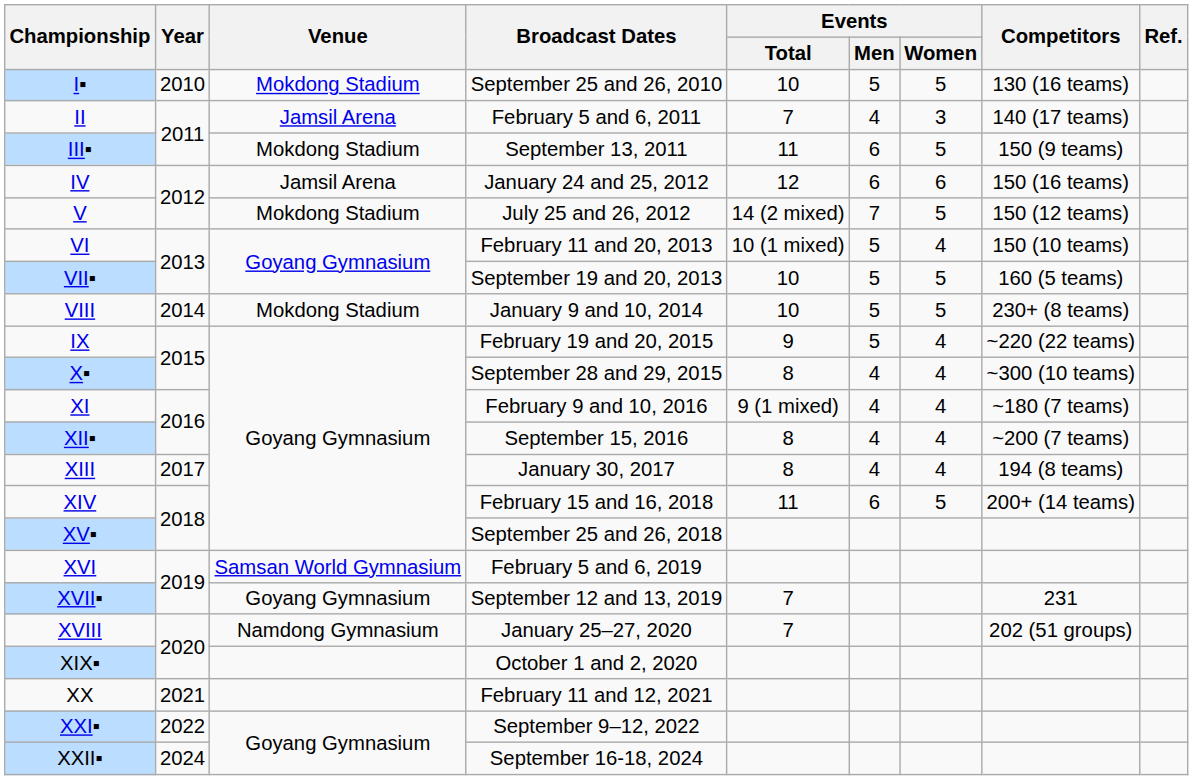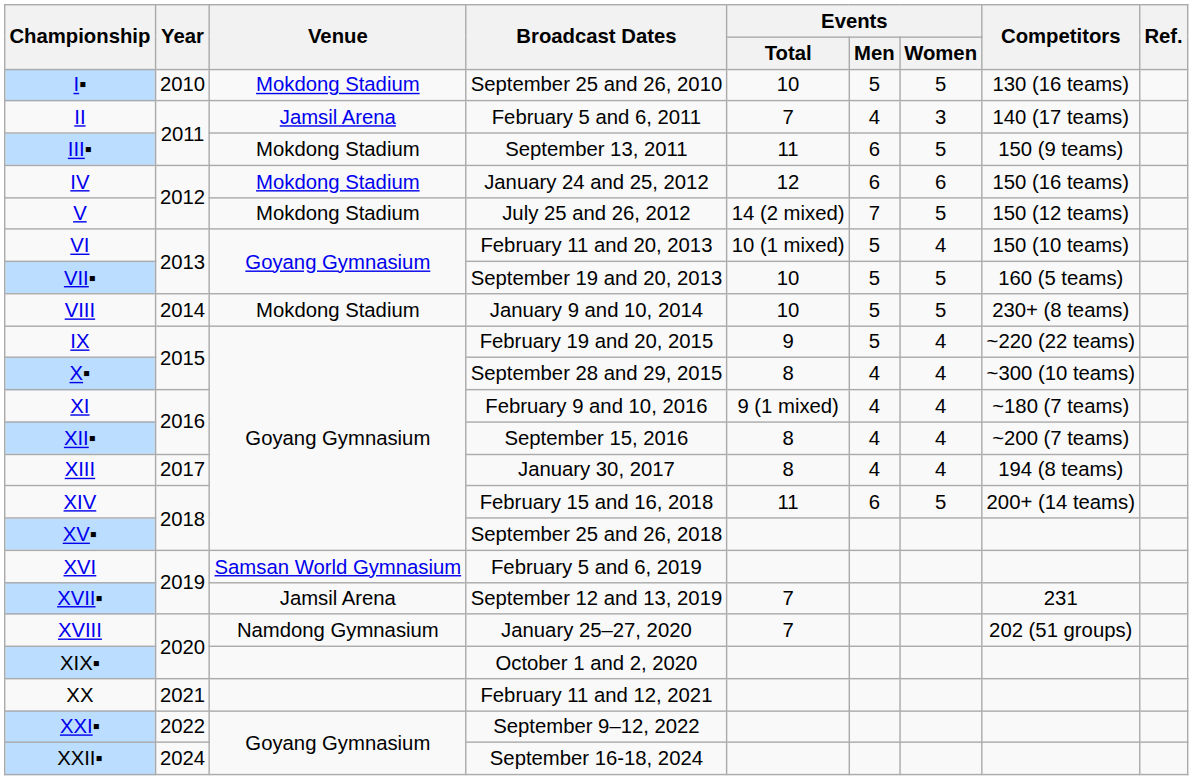(338, 182) Jamsil Arena -> (338, 182) Mokdong Stadium
(338, 599) Goyang Gymnasium -> (338, 599) Jamsil Arena
